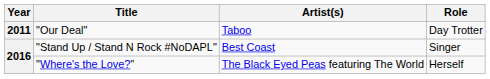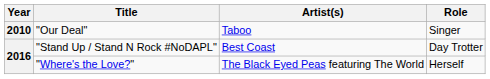(19, 30) 2011 -> (19, 30) 2010
(456, 30) Day Trotter -> (445, 30) Singer
(445, 47) Singer -> (456, 47) Day Trotter
